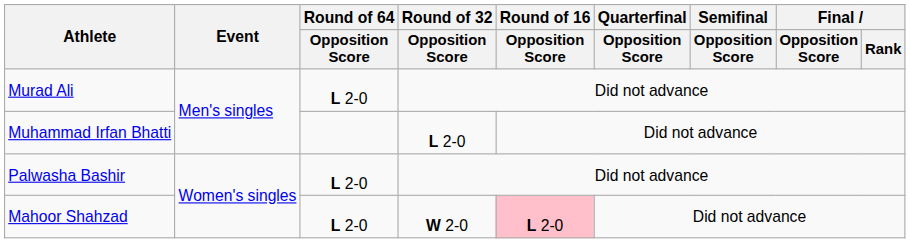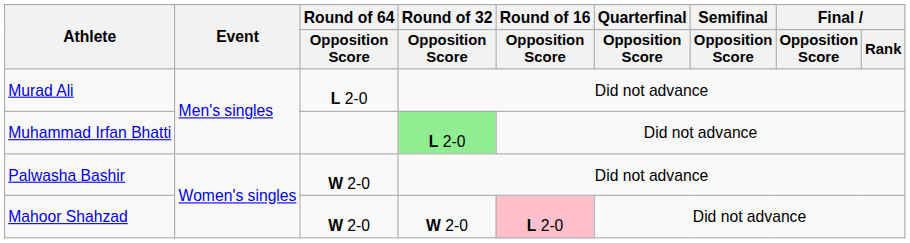(447, 142) no background -> (447, 142) lightgreen background
(349, 184) L 2-0 -> (349, 184) W 2-0
(349, 226) L 2-0 -> (349, 226) W 2-0
